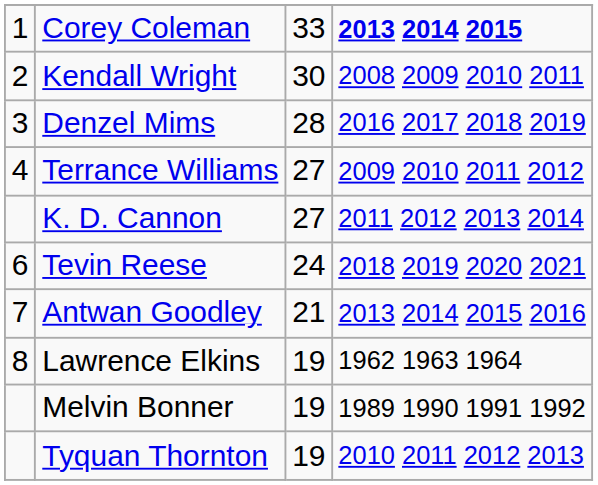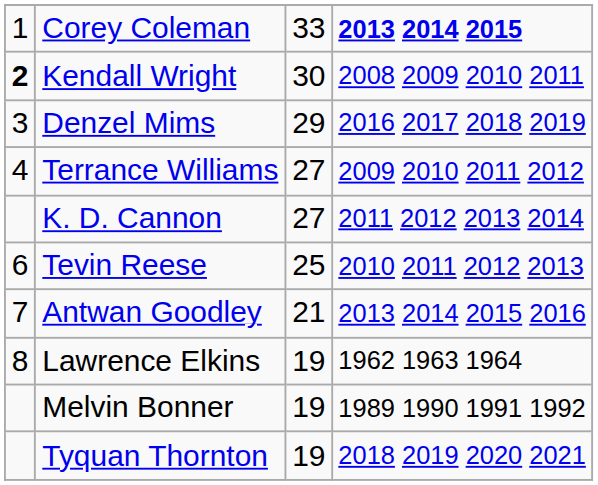(20, 75) normal -> (20, 75) bold
(309, 123) 28 -> (309, 123) 29
(309, 265) 24 -> (309, 265) 25
(462, 266) 2018 2019 2020 2021 -> (461, 266) 2010 2011 2012 2013
(461, 456) 2010 2011 2012 2013 -> (462, 456) 2018 2019 2020 2021
